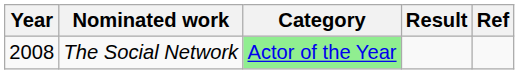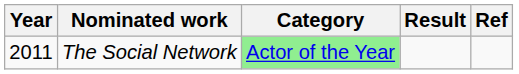(32, 52) 2008 -> (31, 52) 2011
